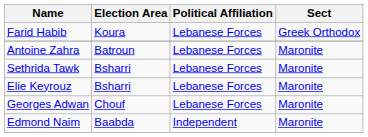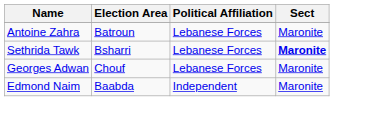- row: (37, 31)
(301, 68) normal -> (302, 50) bold
- row: (39, 86)
